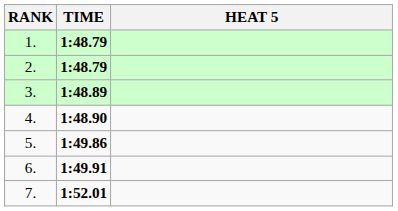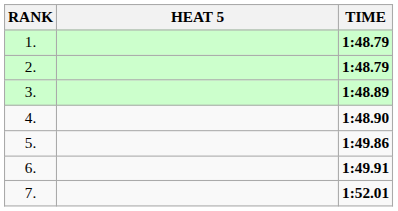columns swapped: (252, 17) <-> (84, 17)
